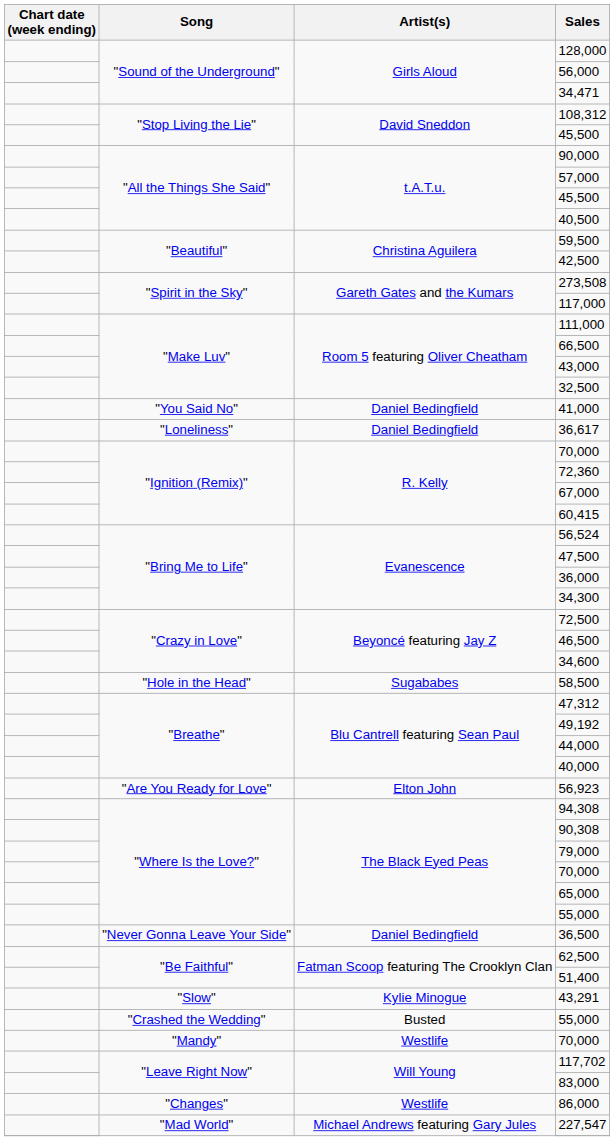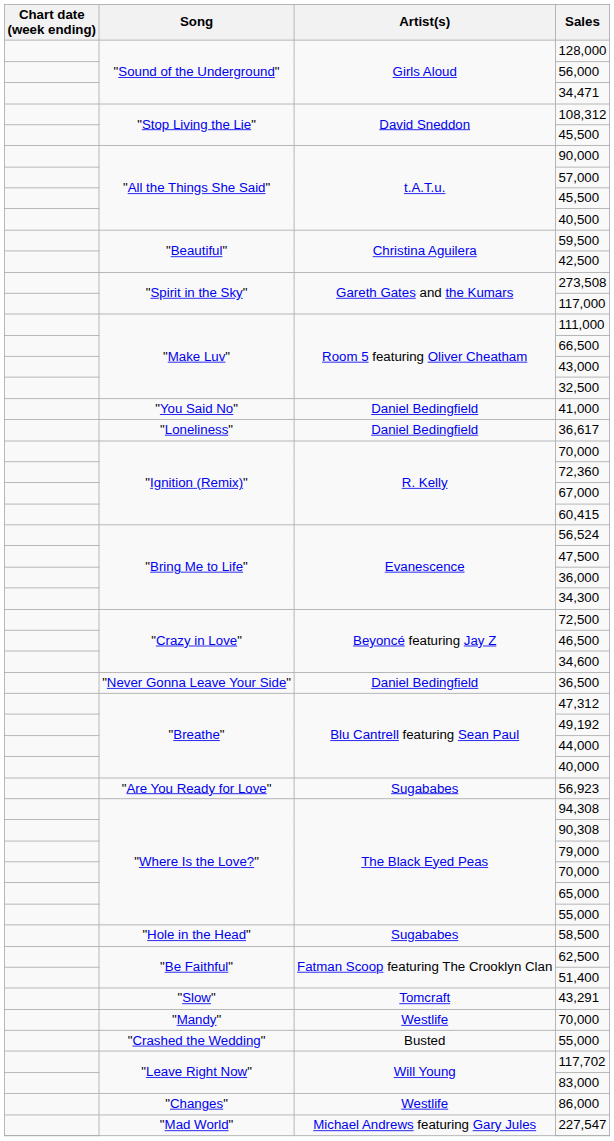rows swapped: (197, 935) <-> (197, 682)
(425, 788) Elton John -> (425, 788) Sugababes
(425, 998) Kylie Minogue -> (425, 998) Tomcraft
rows swapped: (197, 1019) <-> (197, 1040)
